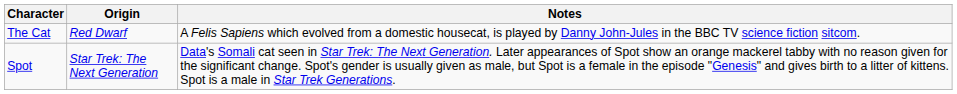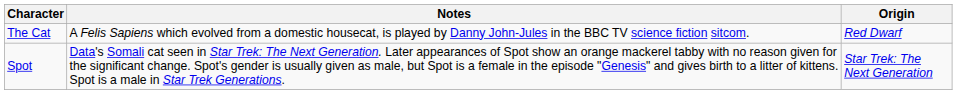columns swapped: (122, 14) <-> (565, 14)
